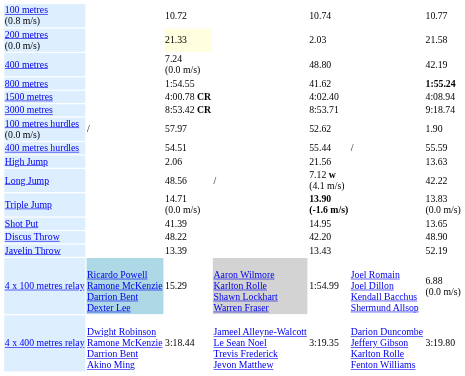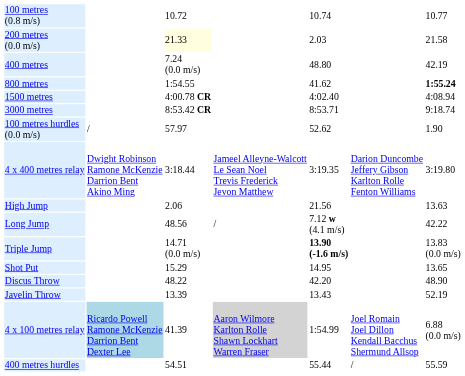rows swapped: (42, 148) <-> (45, 343)
(176, 224) 41.39 -> (176, 267) 15.29
(176, 286) 15.29 -> (176, 330) 41.39
